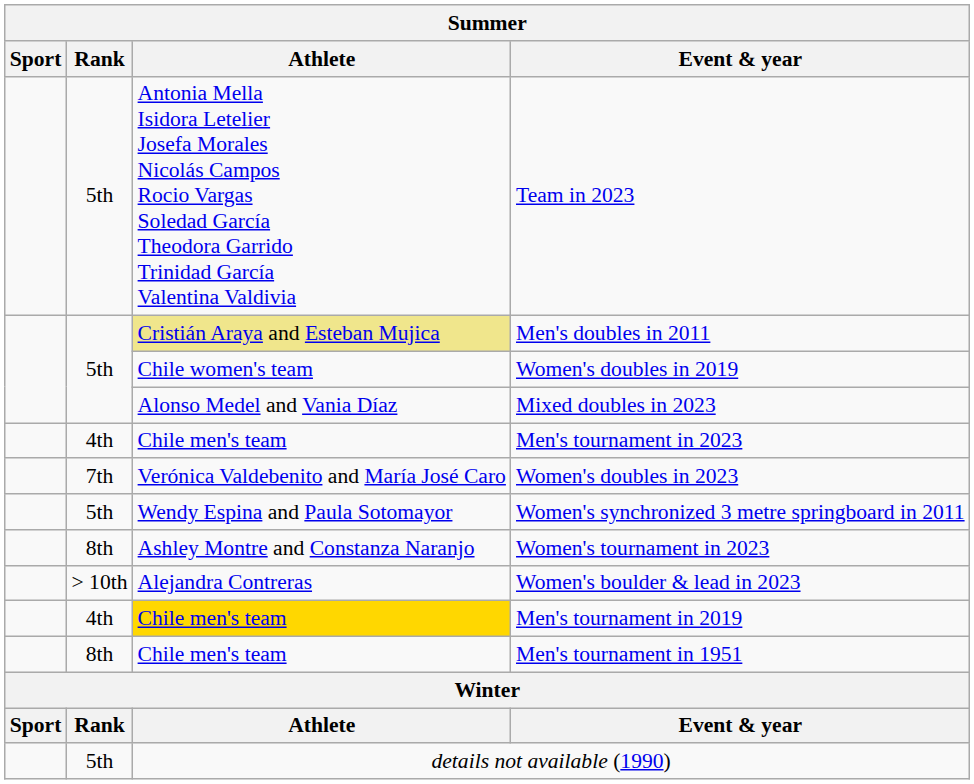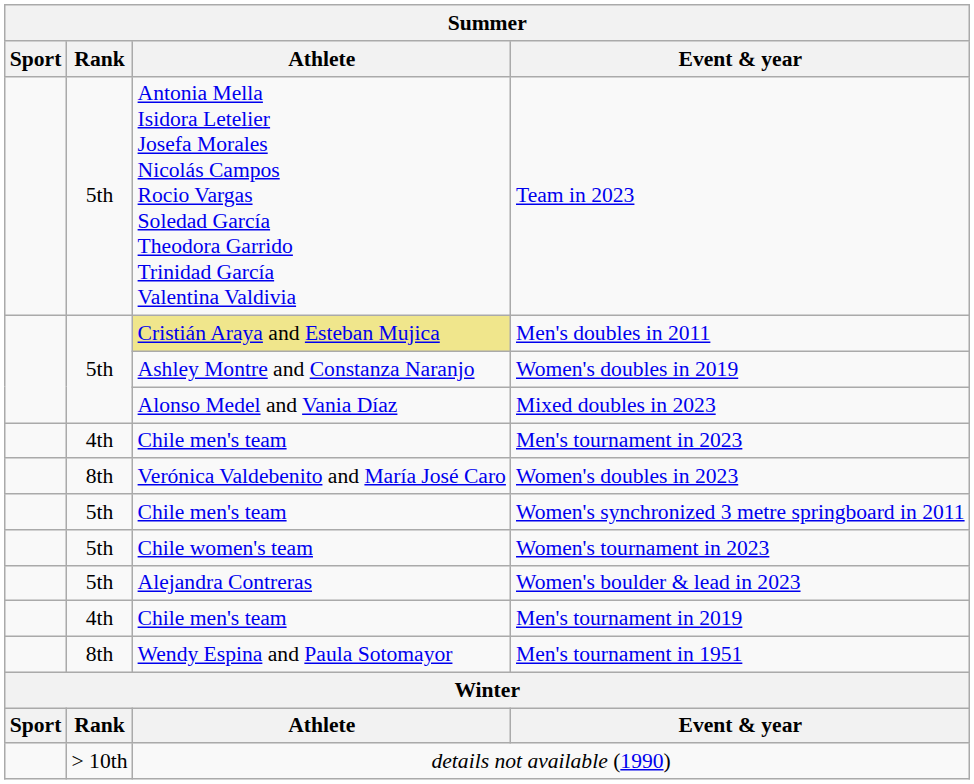(225, 369) Chile women's team -> (306, 369) Ashley Montre and Constanza Naranjo
(99, 476) 7th -> (99, 476) 8th
(295, 511) Wendy Espina and Paula Sotomayor -> (212, 511) Chile men's team
(99, 547) 8th -> (99, 547) 5th
(306, 547) Ashley Montre and Constanza Naranjo -> (225, 547) Chile women's team
(100, 582) > 10th -> (99, 582) 5th
(212, 618) gold background -> (212, 618) no background
(212, 654) Chile men's team -> (295, 654) Wendy Espina and Paula Sotomayor
(99, 761) 5th -> (100, 761) > 10th
